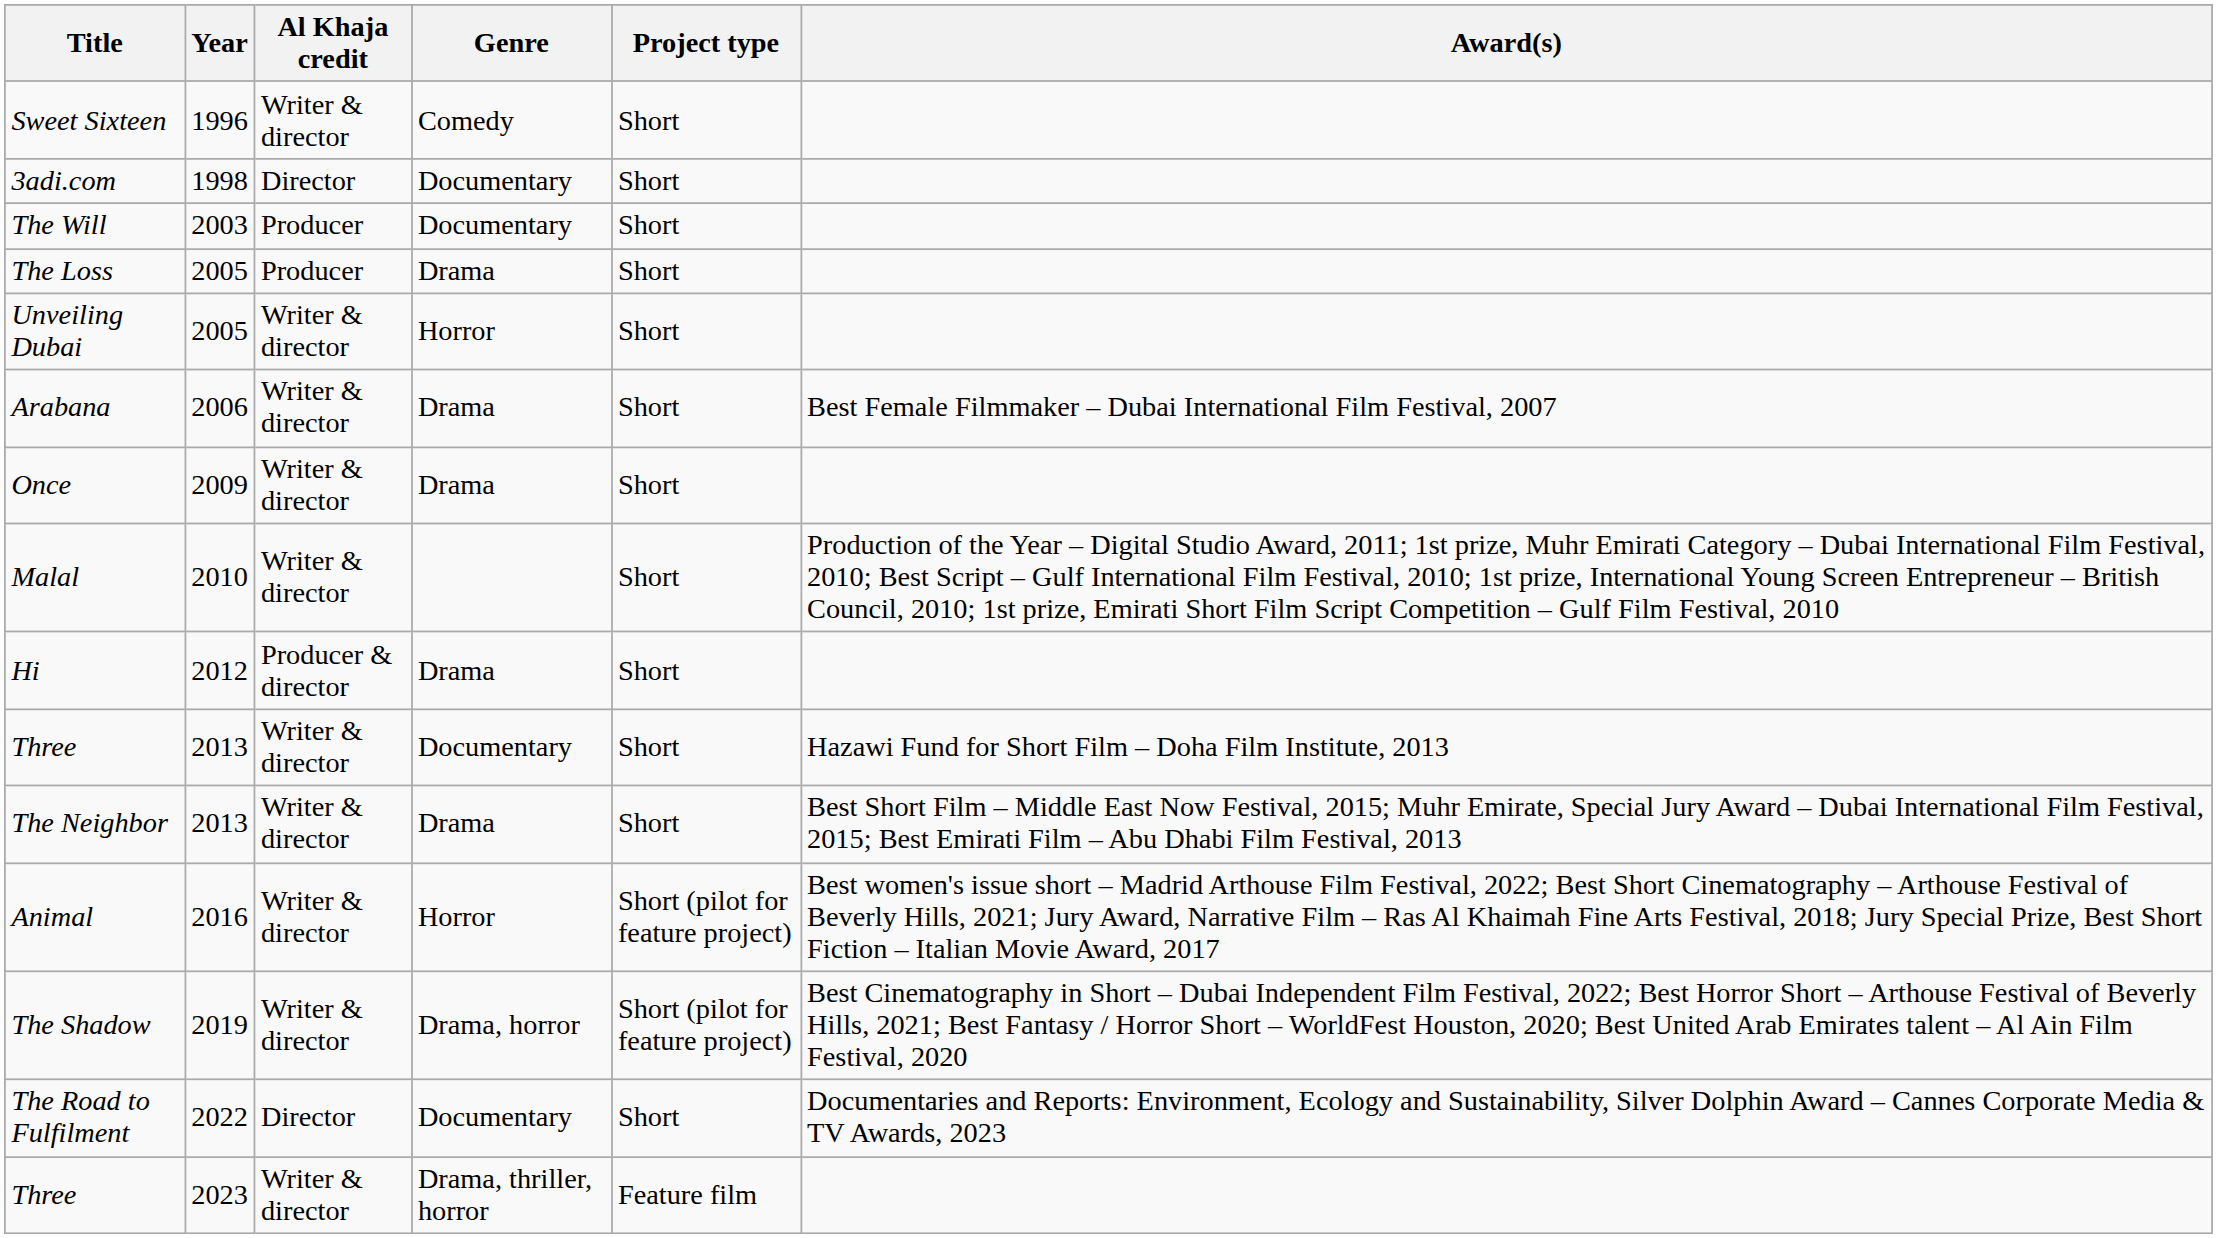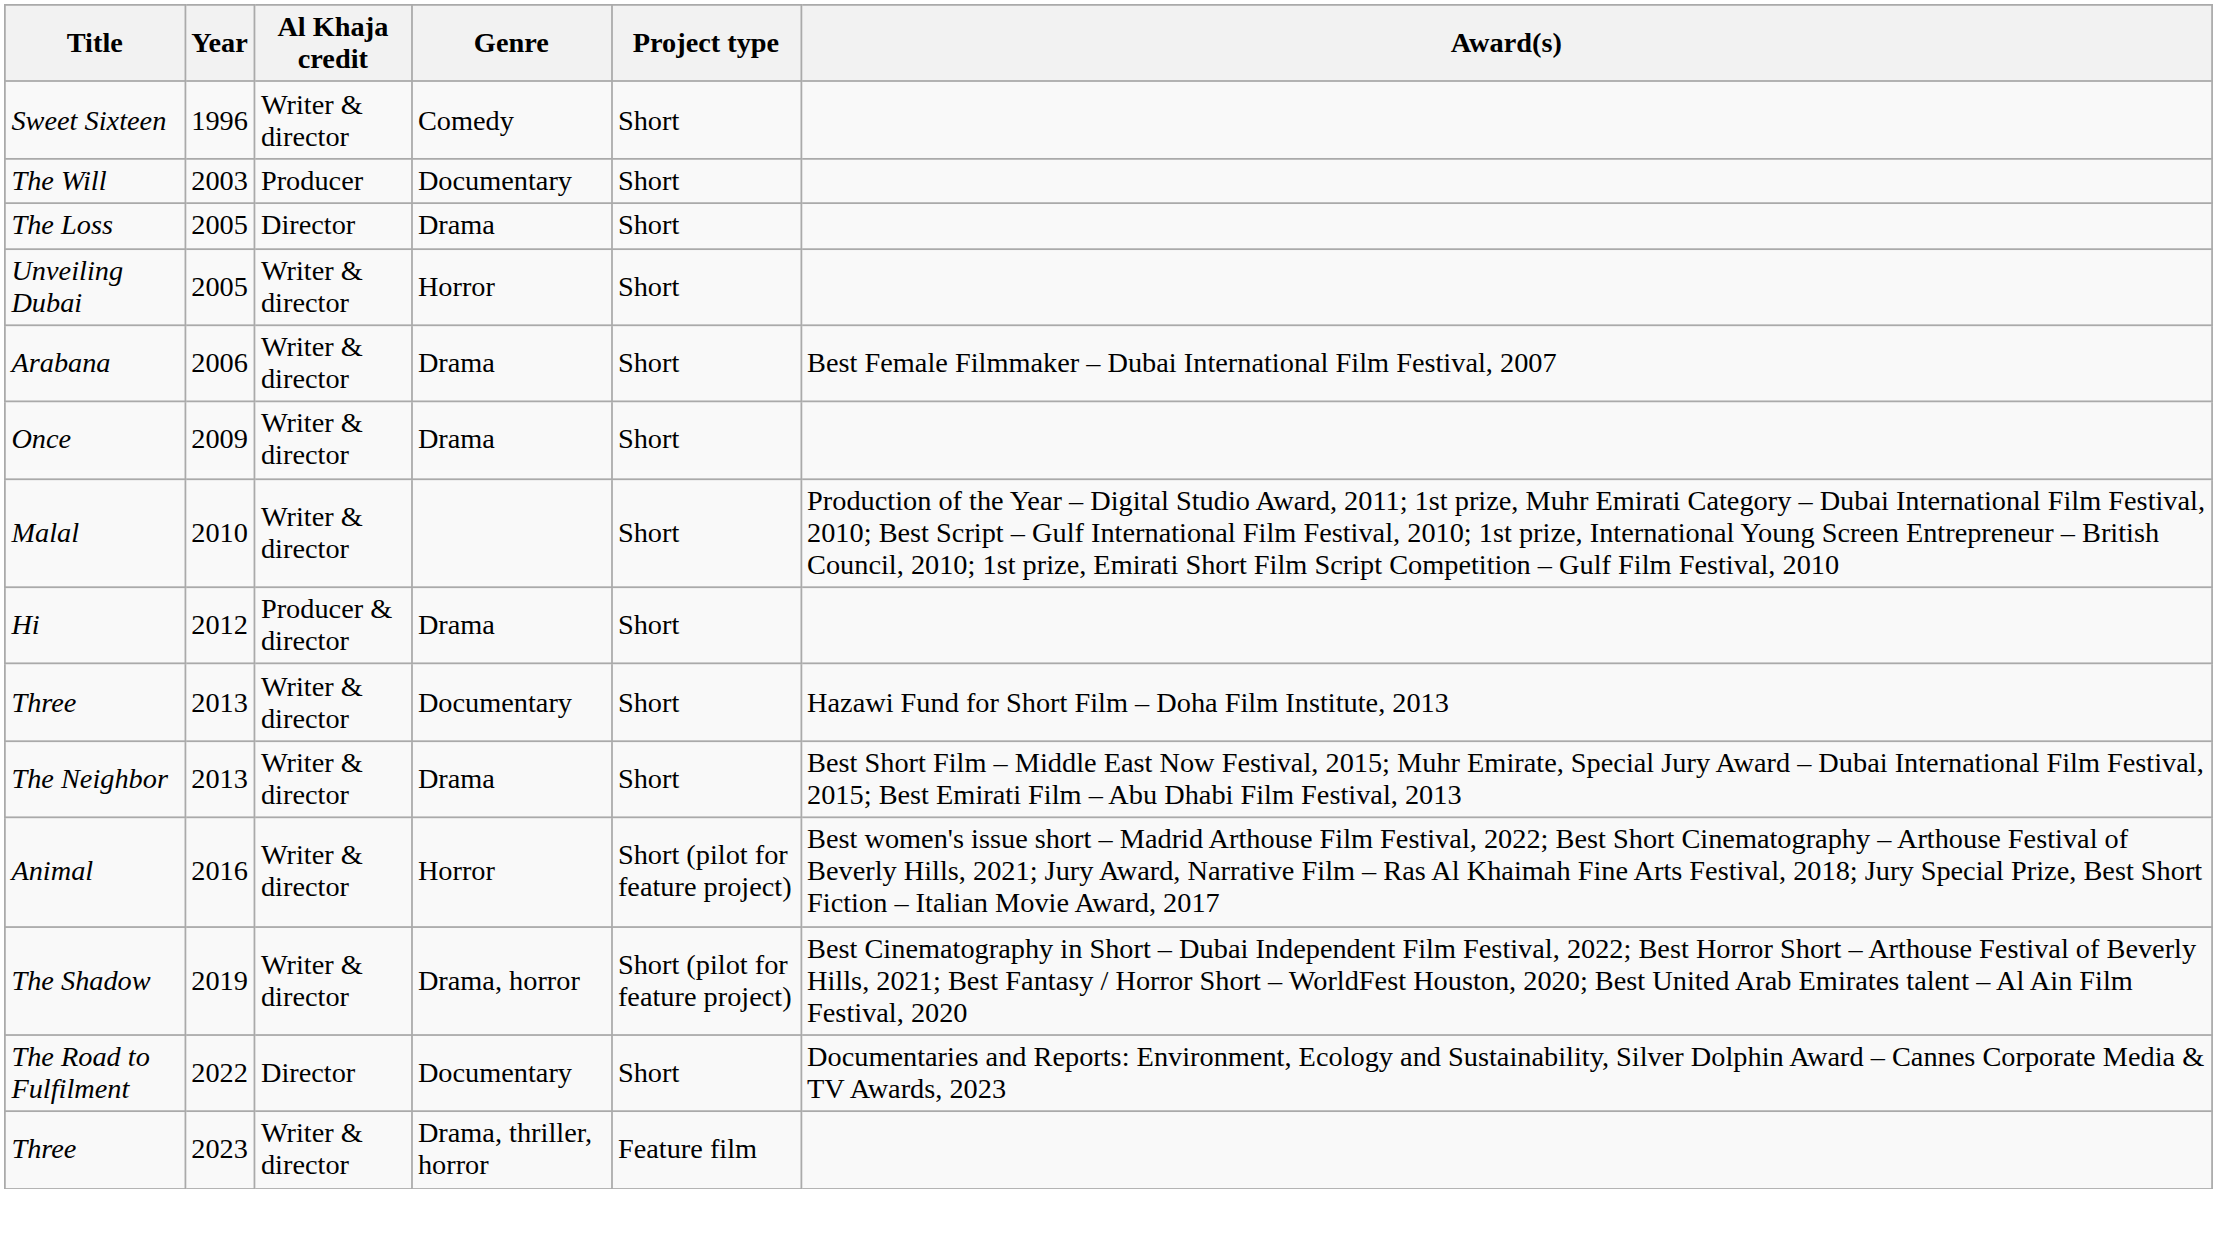- row: (64, 180)
(312, 270) Producer -> (308, 225) Director
